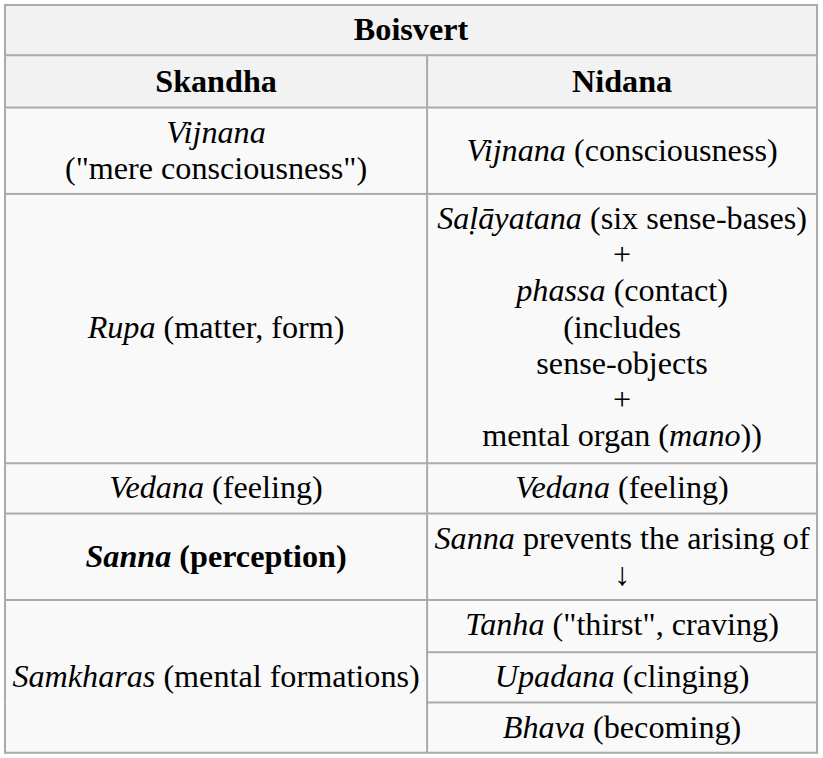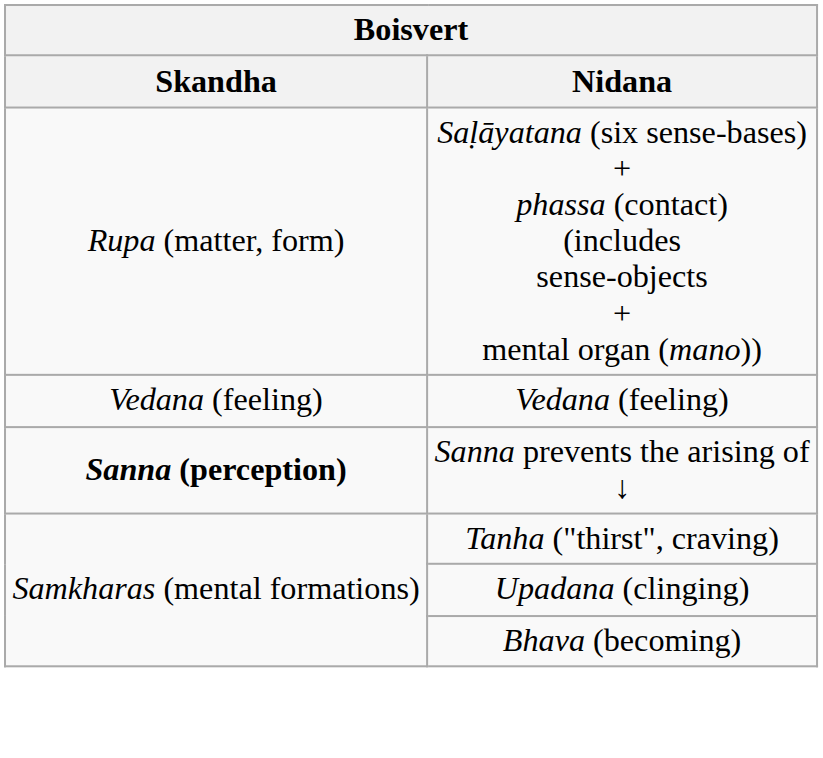- row: (622, 150)
